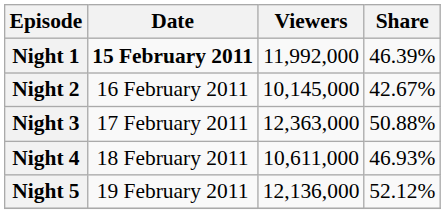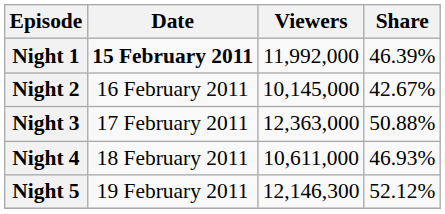(311, 191) 12,136,000 -> (311, 191) 12,146,300
